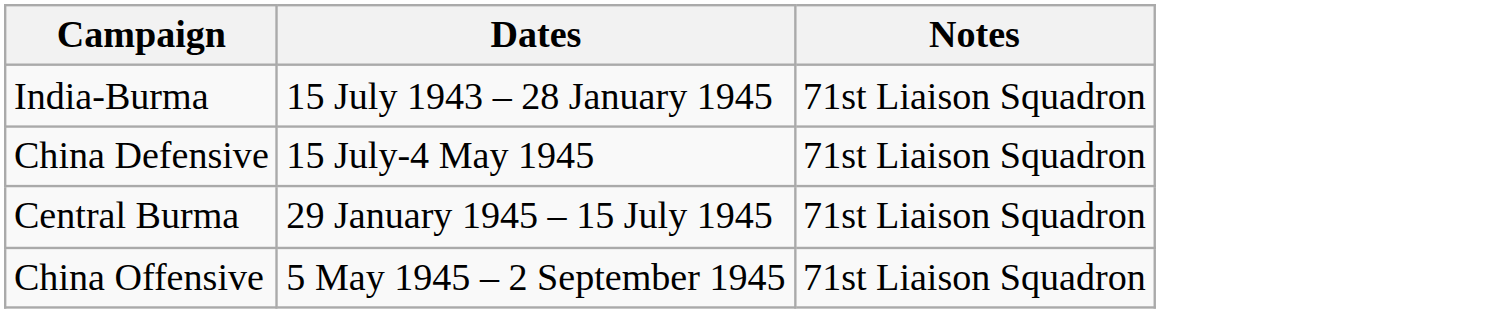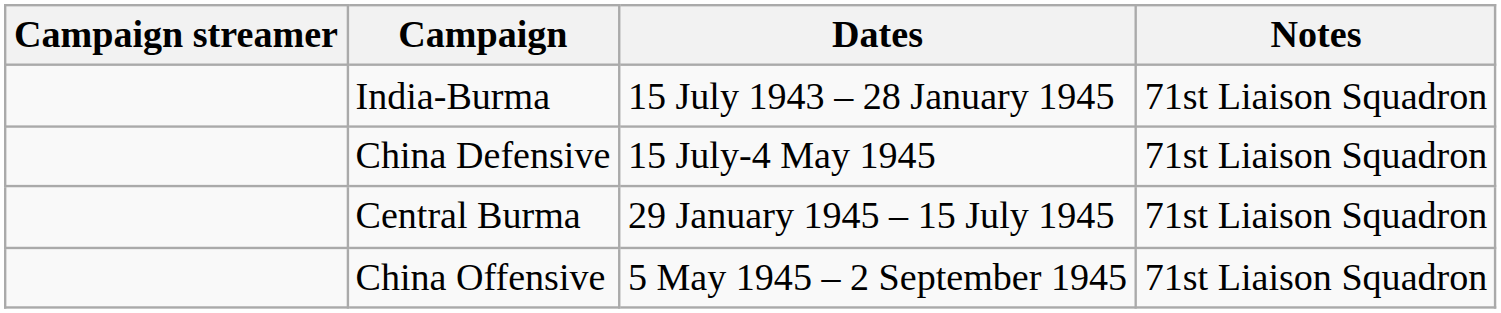+ column: (176, 34)
